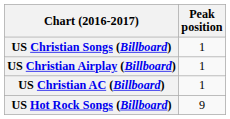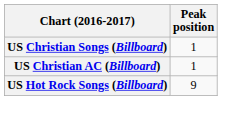- row: (91, 66)
